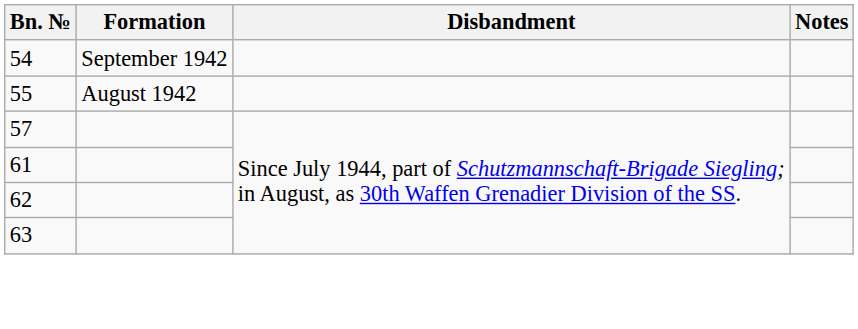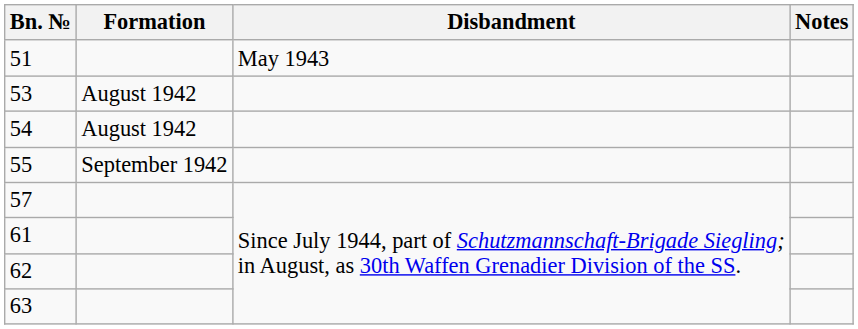+ row: (21, 57)
+ row: (21, 93)
(154, 57) September 1942 -> (139, 128) August 1942
(139, 93) August 1942 -> (154, 164) September 1942
